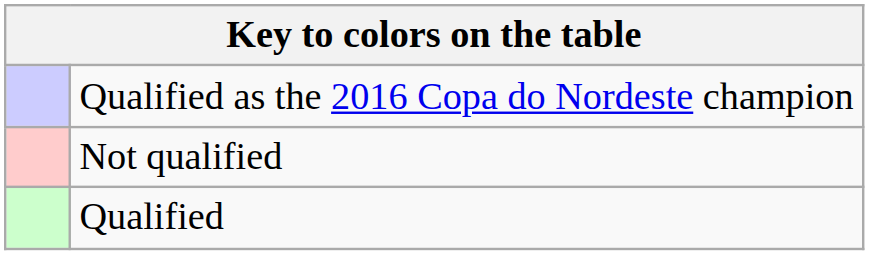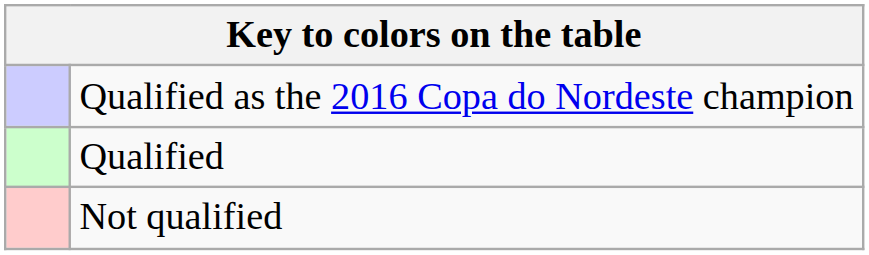rows swapped: (152, 216) <-> (181, 156)
